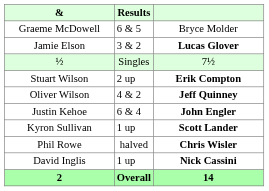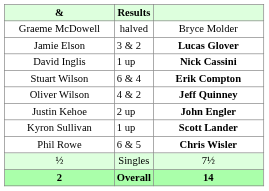(129, 29) 6 & 5 -> (134, 29) halved
rows swapped: (59, 161) <-> (59, 62)
(126, 78) 2 up -> (129, 78) 6 & 4
(129, 111) 6 & 4 -> (126, 111) 2 up
(134, 144) halved -> (129, 144) 6 & 5
